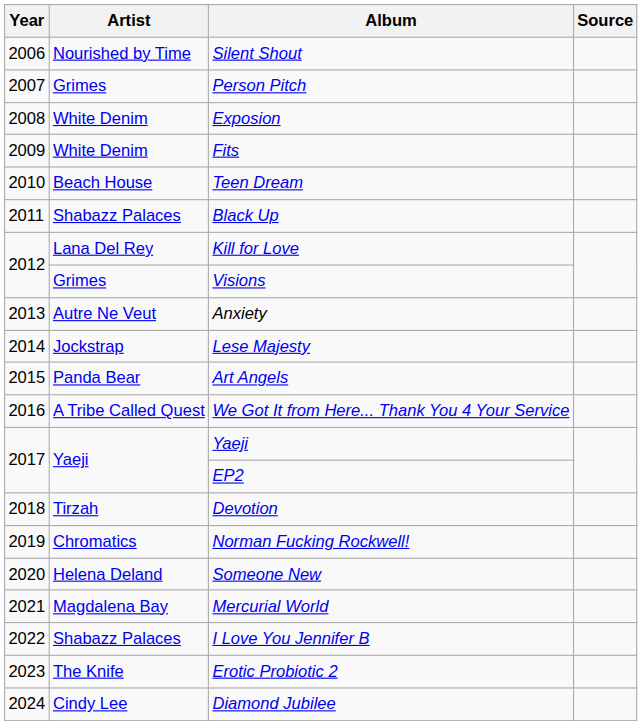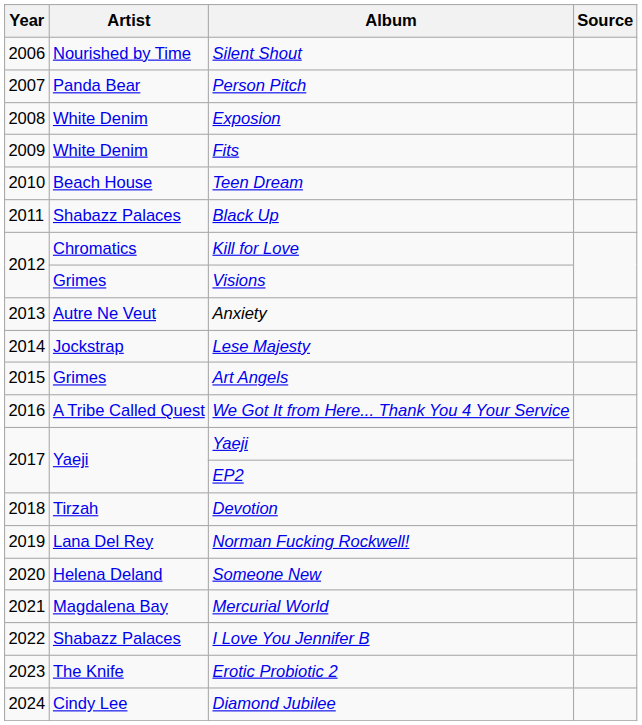(80, 85) Grimes -> (97, 85) Panda Bear
(103, 248) Lana Del Rey -> (95, 248) Chromatics
(97, 378) Panda Bear -> (80, 378) Grimes
(95, 541) Chromatics -> (103, 541) Lana Del Rey
